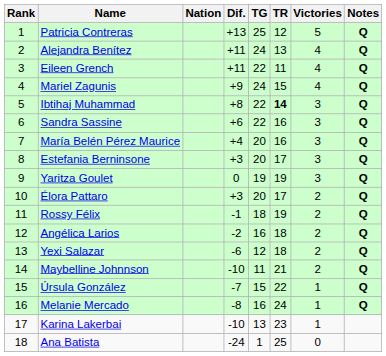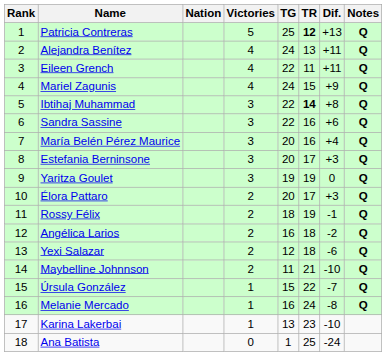columns swapped: (318, 13) <-> (236, 13)
(280, 31) normal -> (309, 31) bold
